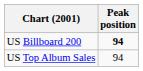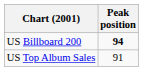(118, 58) 94 -> (118, 58) 91
